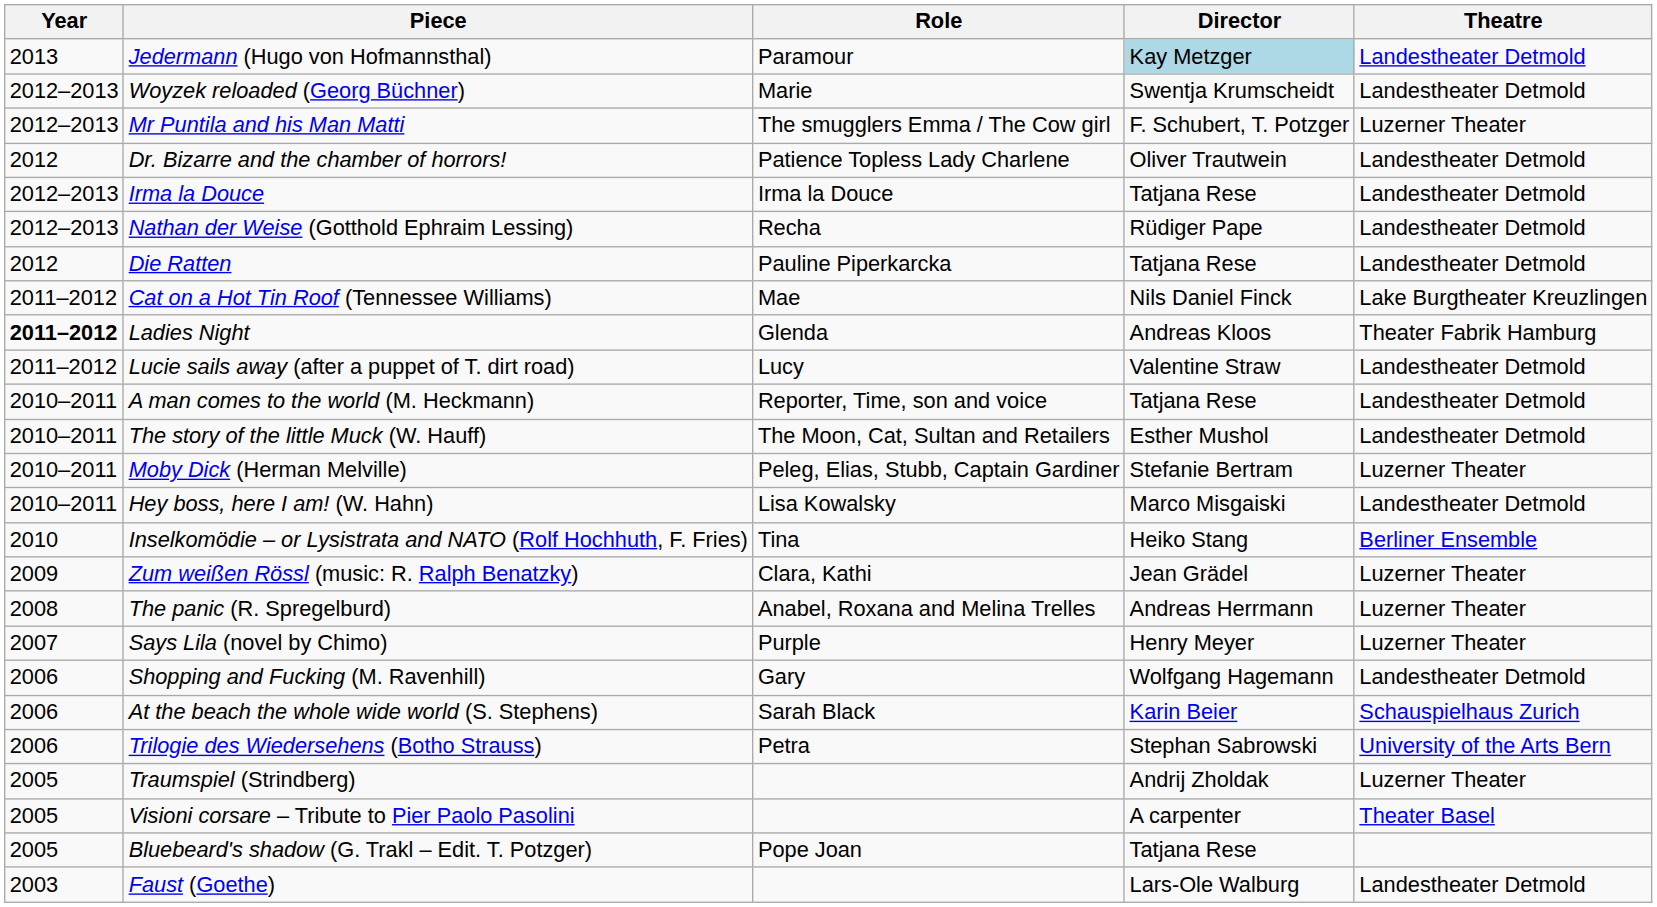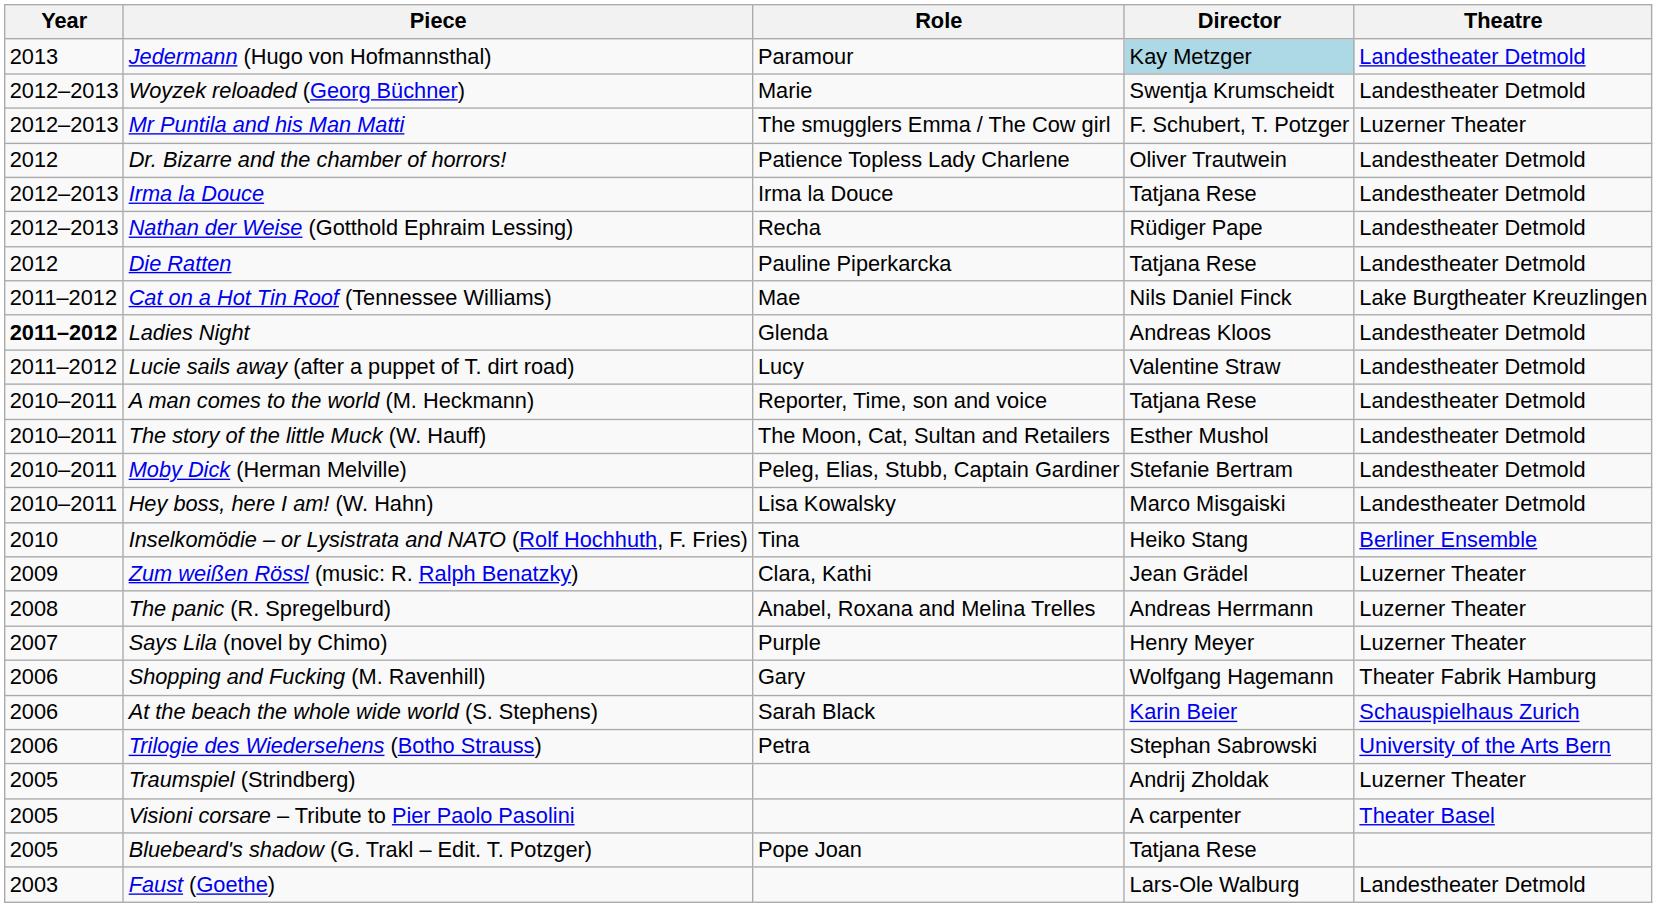(1478, 332) Theater Fabrik Hamburg -> (1472, 332) Landestheater Detmold
(1443, 470) Luzerner Theater -> (1472, 470) Landestheater Detmold
(1472, 677) Landestheater Detmold -> (1478, 677) Theater Fabrik Hamburg
